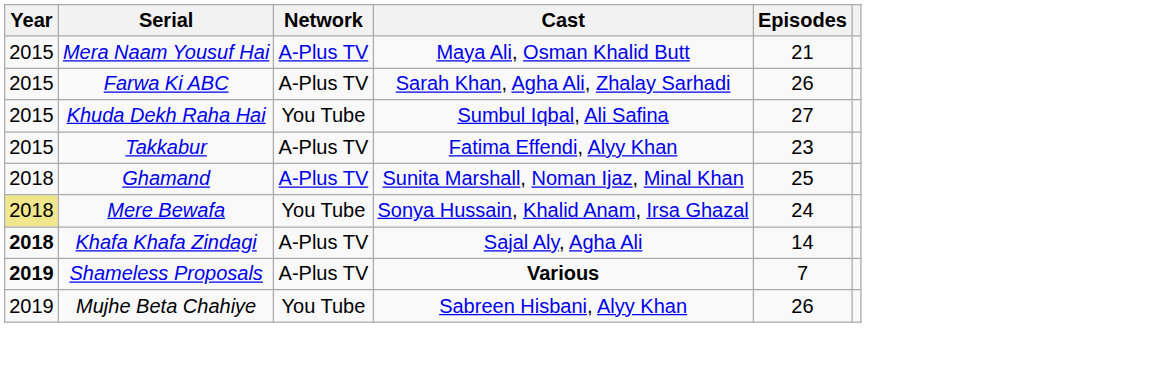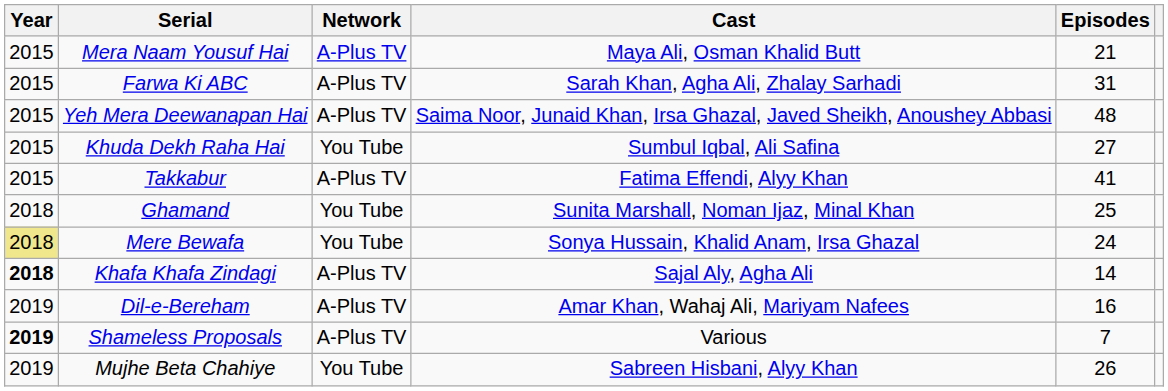(802, 83) 26 -> (1105, 83) 31
+ row: (185, 115)
(802, 147) 23 -> (1105, 178) 41
(323, 178) A-Plus TV -> (362, 210) You Tube
+ row: (185, 305)
(563, 274) bold -> (734, 337) normal
